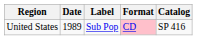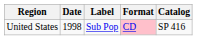(72, 27) 1989 -> (72, 27) 1998
